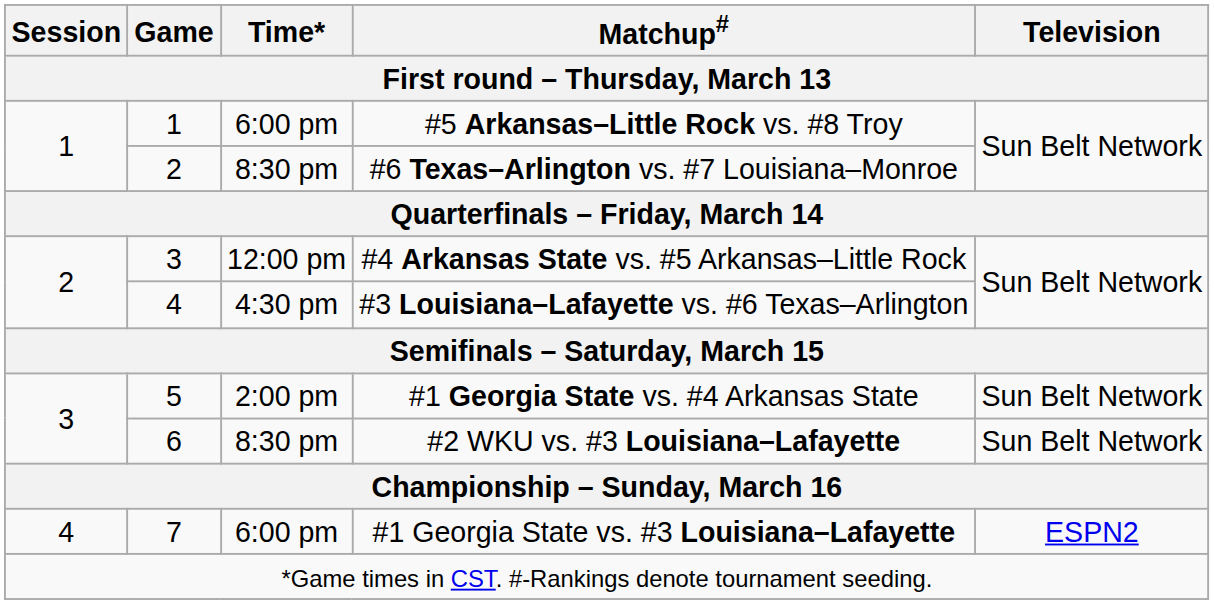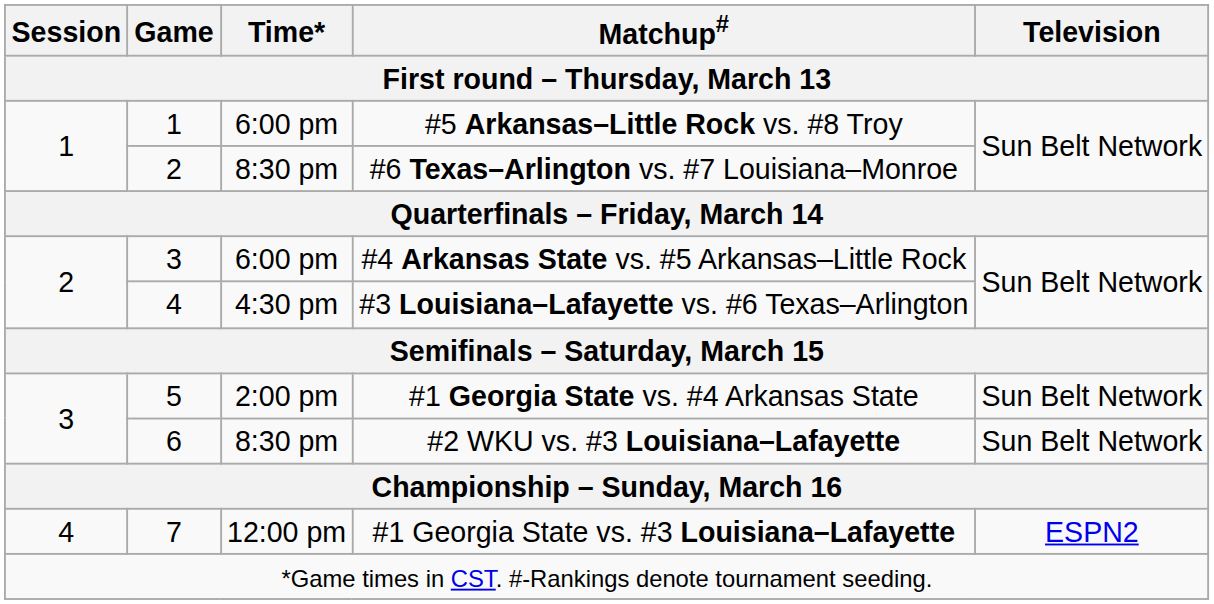(287, 260) 12:00 pm -> (287, 260) 6:00 pm
(287, 531) 6:00 pm -> (287, 531) 12:00 pm
